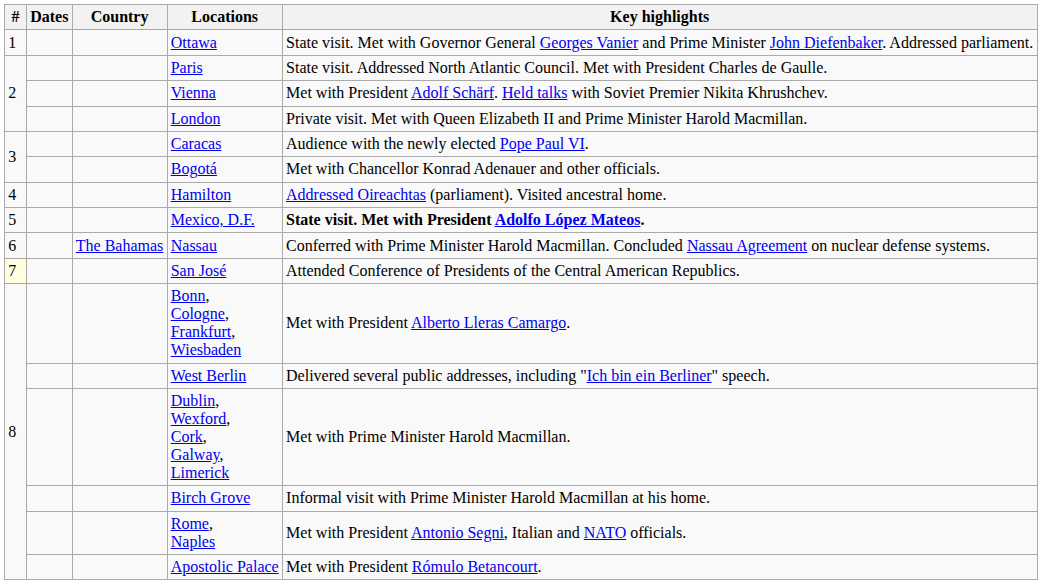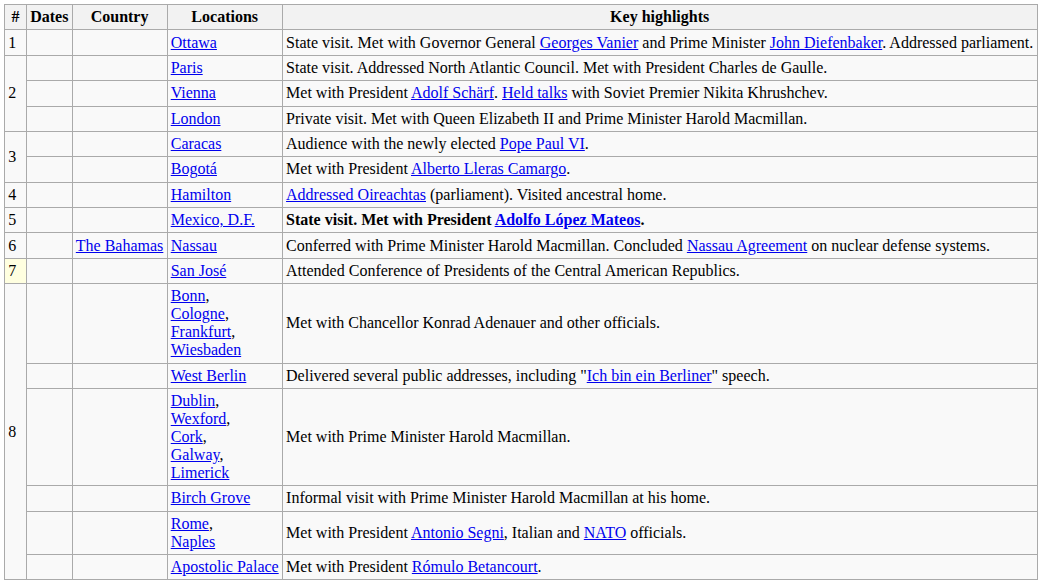(473, 169) Met with Chancellor Konrad Adenauer and other officials. -> (428, 169) Met with President Alberto Lleras Camargo.
(428, 323) Met with President Alberto Lleras Camargo. -> (473, 323) Met with Chancellor Konrad Adenauer and other officials.
